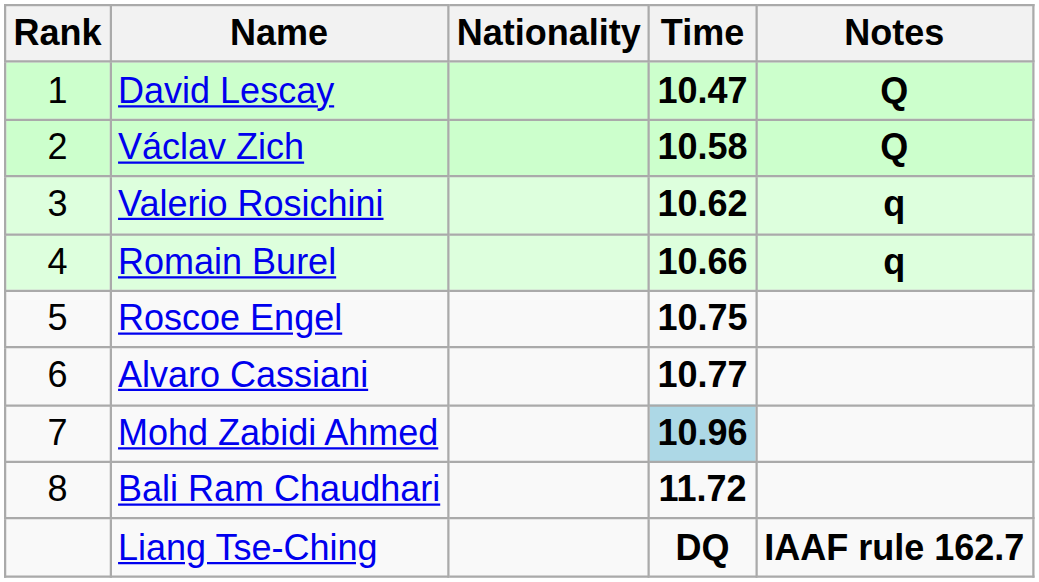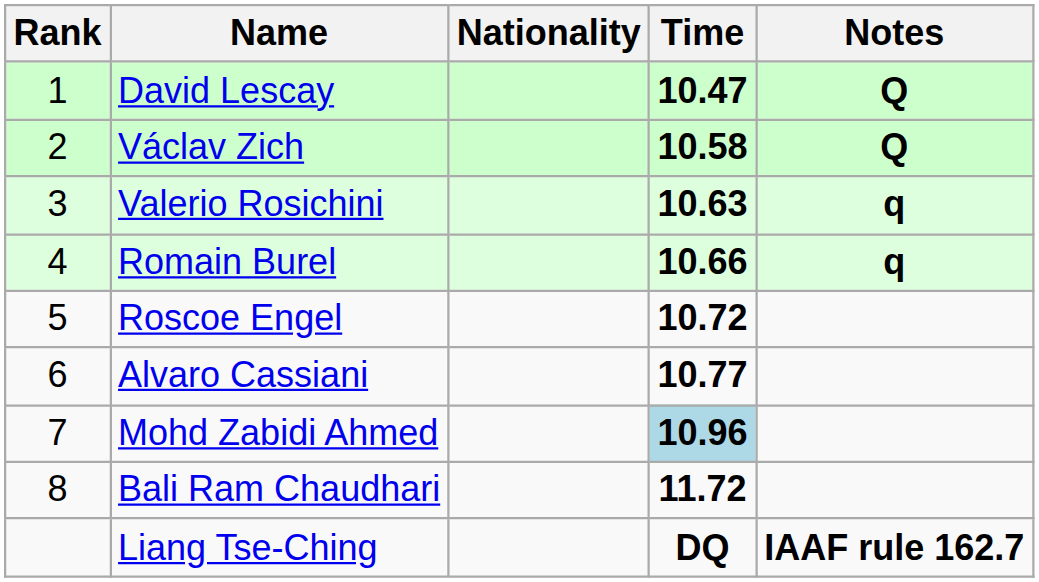(703, 204) 10.62 -> (703, 204) 10.63
(703, 318) 10.75 -> (703, 318) 10.72
